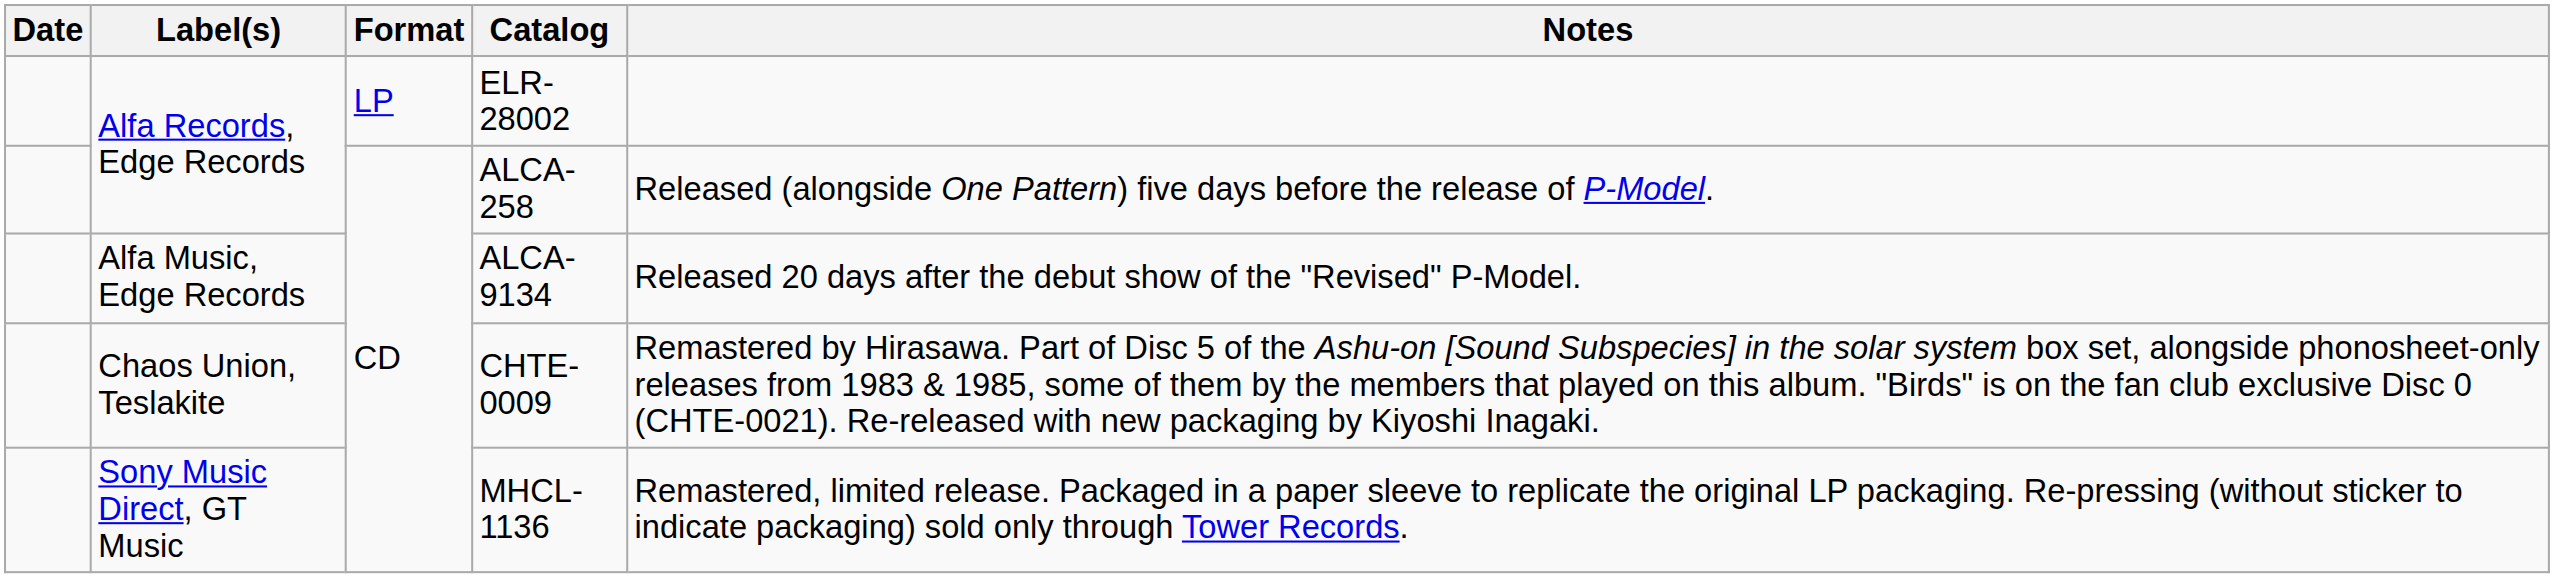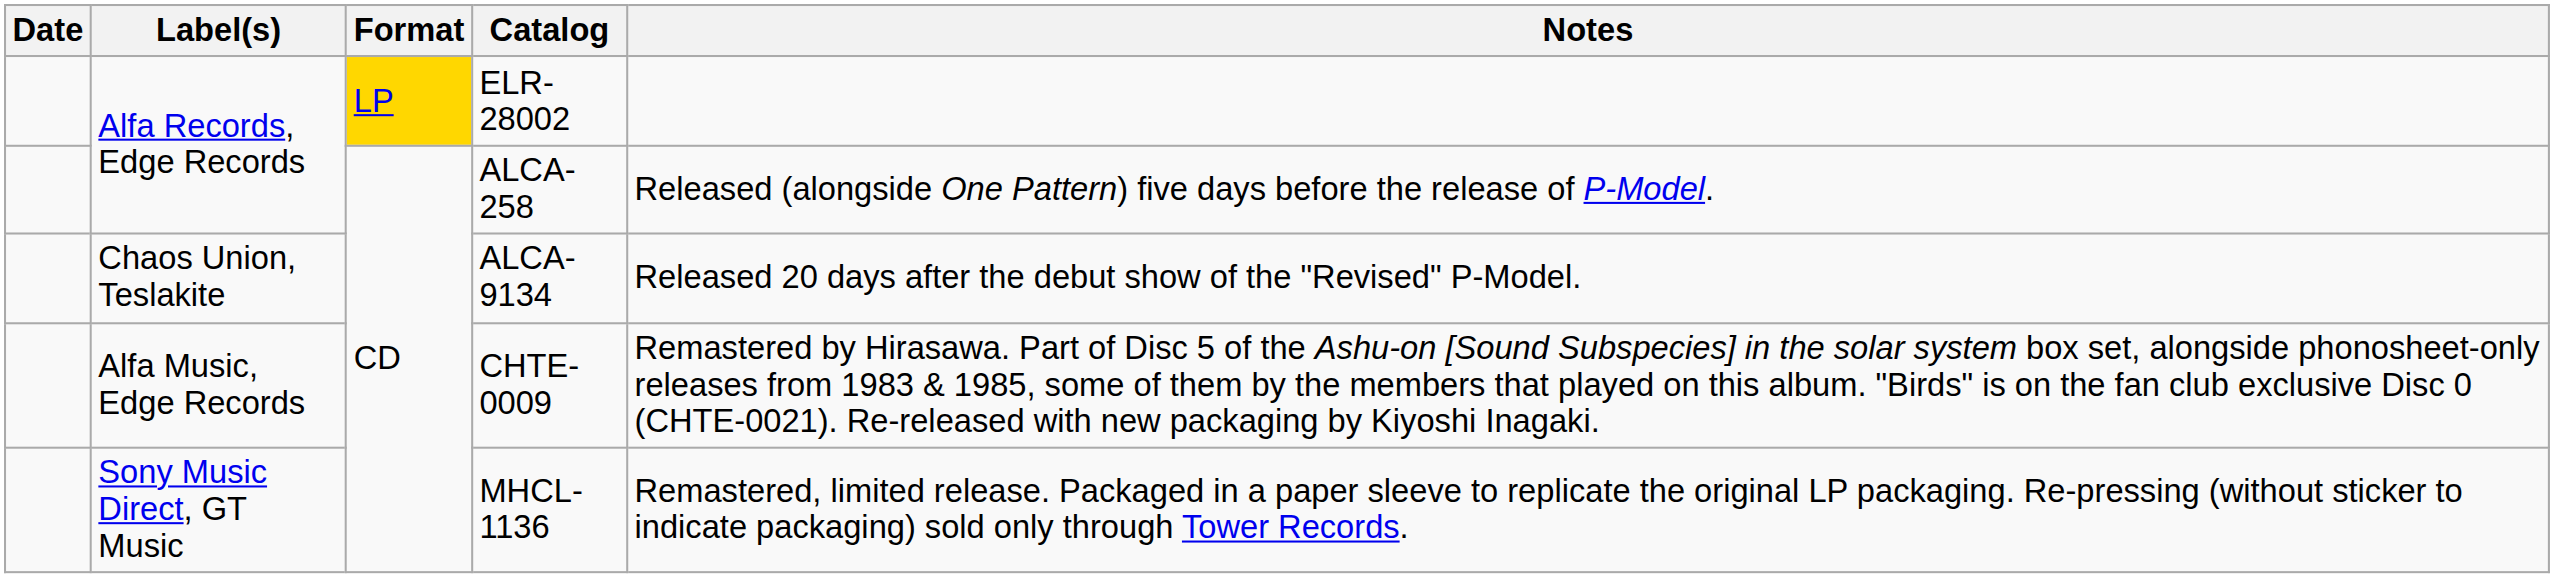(374, 100) no background -> (374, 100) gold background
(202, 277) Alfa Music, Edge Records -> (197, 277) Chaos Union, Teslakite
(197, 384) Chaos Union, Teslakite -> (202, 384) Alfa Music, Edge Records
